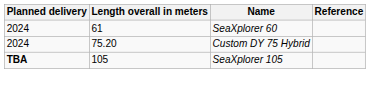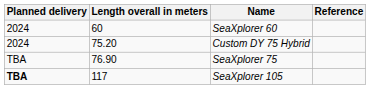(97, 28) 61 -> (97, 28) 60
+ row: (245, 60)
(100, 60) 105 -> (99, 76) 117
